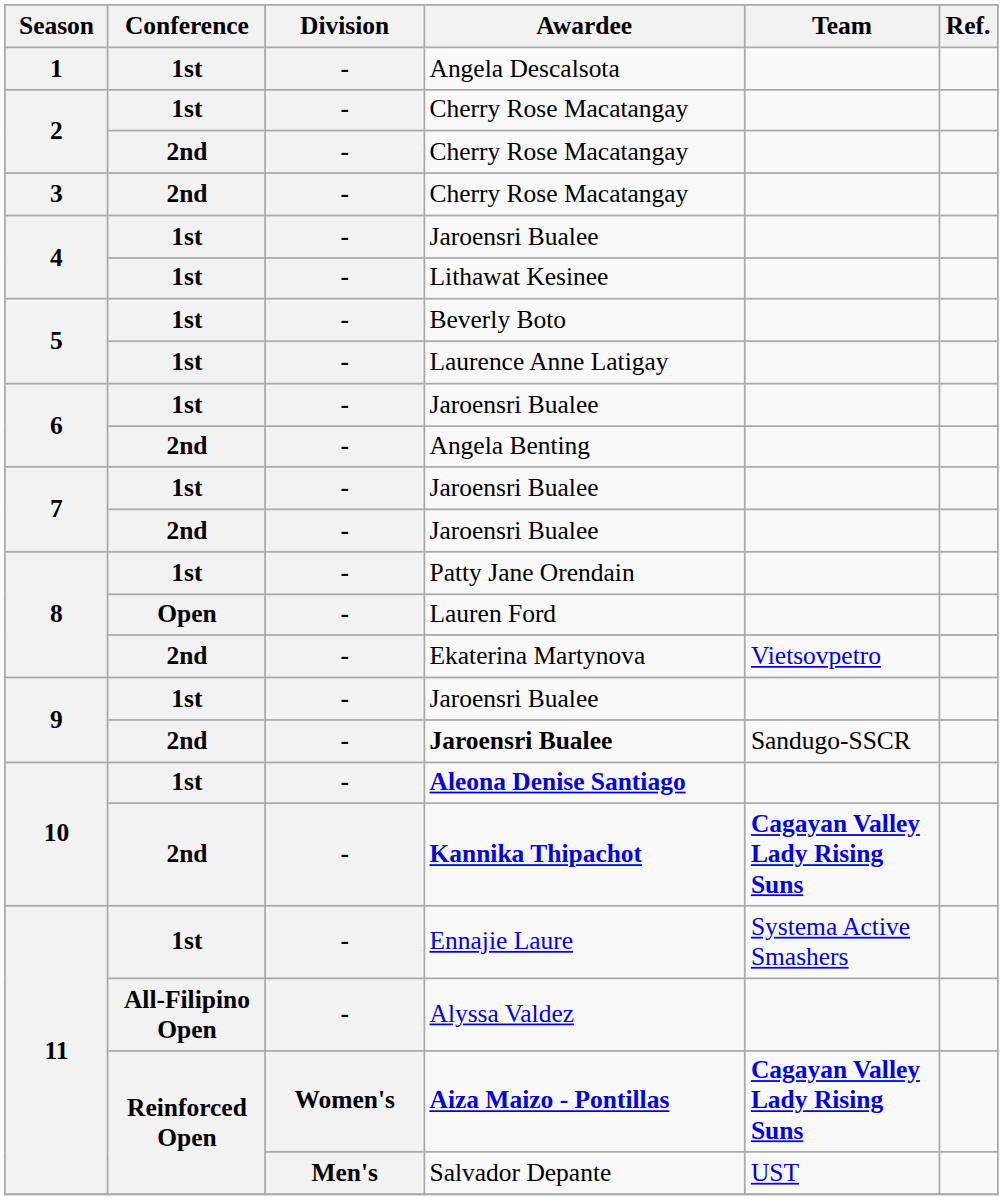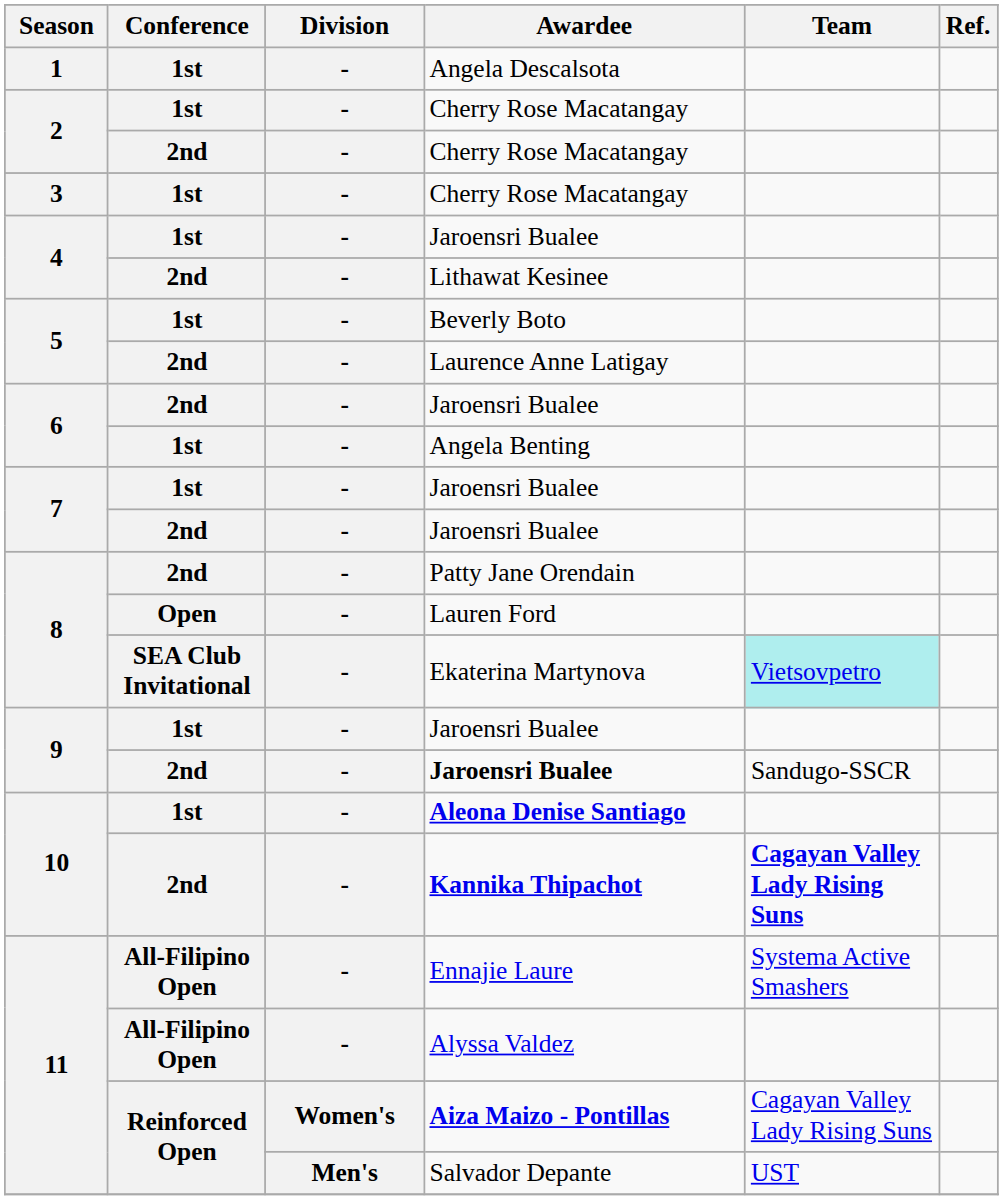(187, 194) 2nd -> (187, 194) 1st
(187, 278) 1st -> (187, 278) 2nd
(187, 362) 1st -> (187, 362) 2nd
(187, 404) 1st -> (187, 404) 2nd
(187, 446) 2nd -> (187, 446) 1st
(187, 572) 1st -> (187, 572) 2nd
(187, 656) 2nd -> (187, 671) SEA Club Invitational
(816, 656) no background -> (816, 671) paleturquoise background
(187, 941) 1st -> (187, 971) All-Filipino Open
(835, 1101) bold -> (841, 1116) normal
